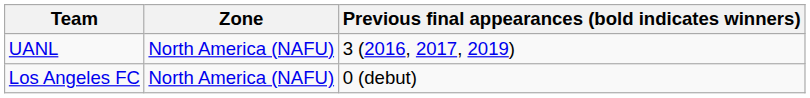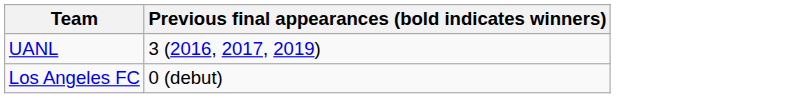- column: (241, 19)
